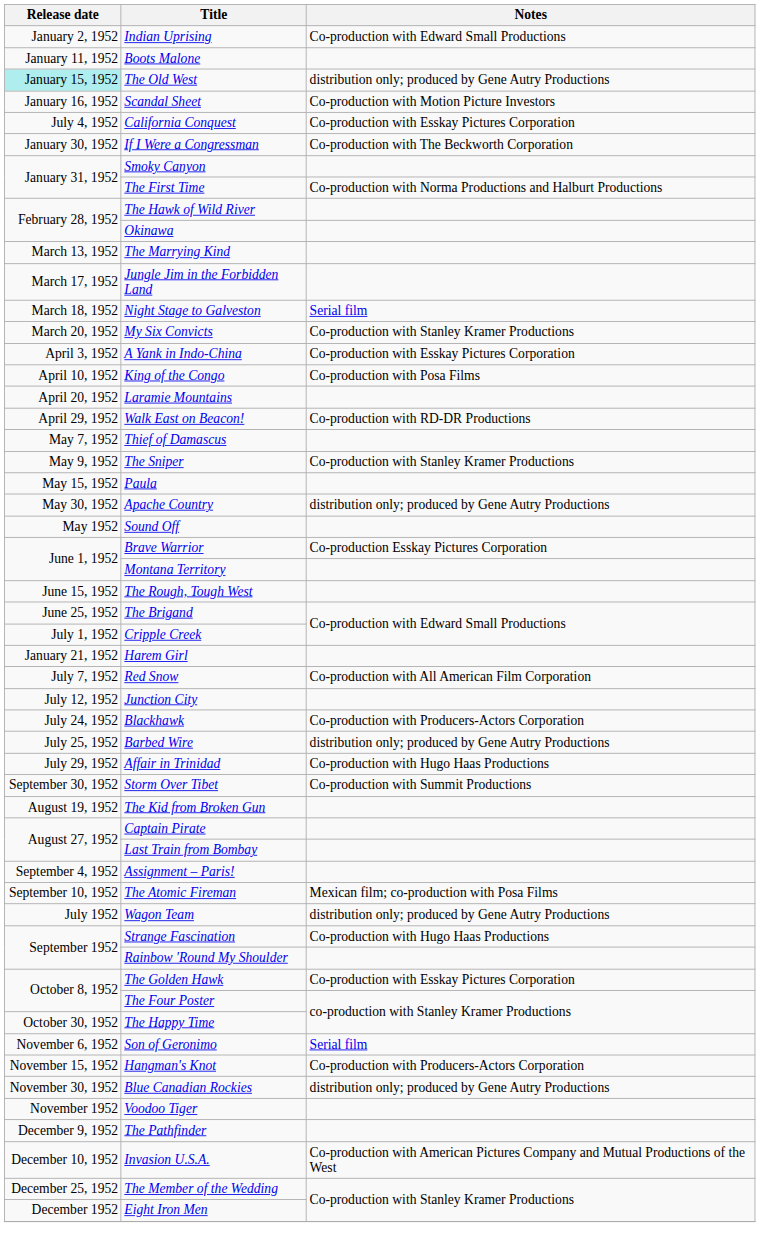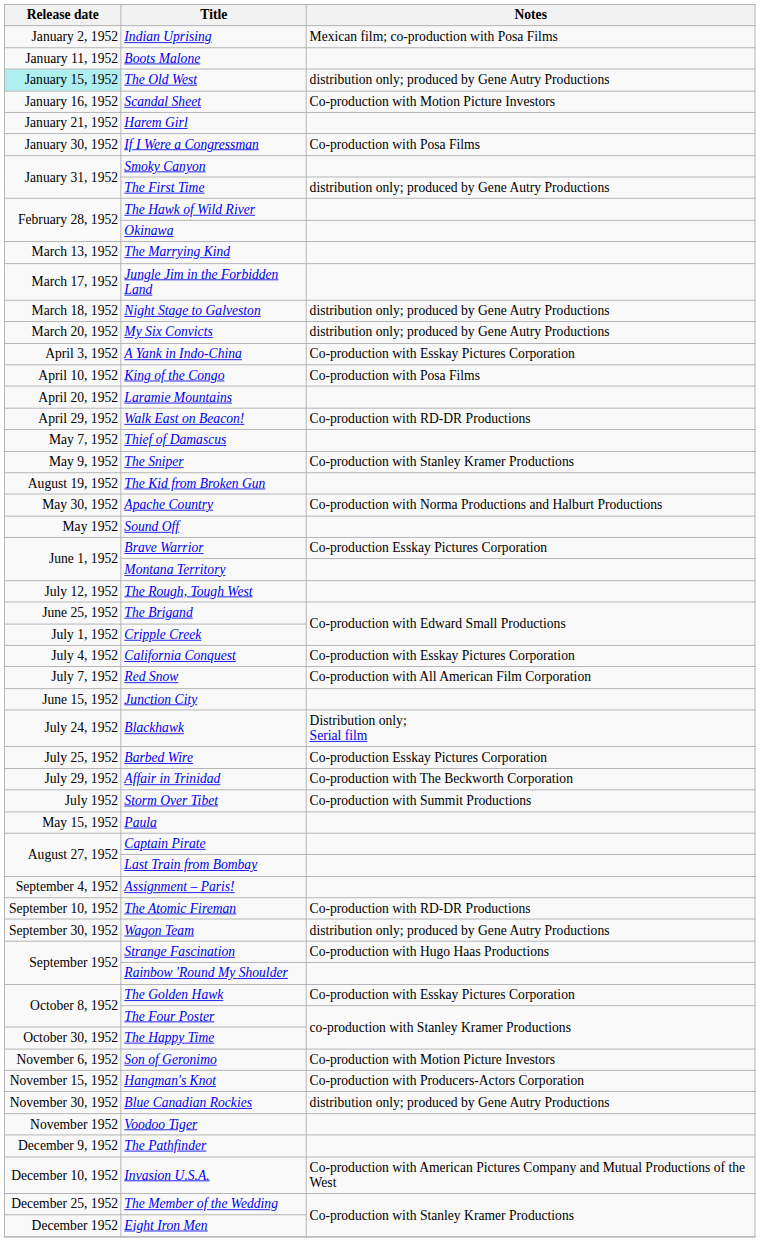(438, 36) Co-production with Edward Small Productions -> (434, 36) Mexican film; co-production with Posa Films
rows swapped: (156, 656) <-> (180, 123)
(441, 144) Co-production with The Beckworth Corporation -> (395, 144) Co-production with Posa Films
(486, 187) Co-production with Norma Productions and Halburt Productions -> (460, 187) distribution only; produced by Gene Autry Productions
(338, 310) Serial film -> (460, 310) distribution only; produced by Gene Autry Productions
(442, 332) Co-production with Stanley Kramer Productions -> (460, 332) distribution only; produced by Gene Autry Productions
rows swapped: (141, 483) <-> (195, 807)
(460, 505) distribution only; produced by Gene Autry Productions -> (486, 505) Co-production with Norma Productions and Halburt Productions
(80, 591) June 15, 1952 -> (81, 591) July 12, 1952
(81, 699) July 12, 1952 -> (80, 699) June 15, 1952
(447, 720) Co-production with Producers-Actors Corporation -> (358, 728) Distribution only; Serial film
(460, 742) distribution only; produced by Gene Autry Productions -> (428, 757) Co-production Esskay Pictures Corporation
(429, 763) Co-production with Hugo Haas Productions -> (441, 779) Co-production with The Beckworth Corporation
(63, 785) September 30, 1952 -> (91, 800) July 1952
(434, 893) Mexican film; co-production with Posa Films -> (420, 908) Co-production with RD-DR Productions
(91, 914) July 1952 -> (63, 930) September 30, 1952
(338, 1044) Serial film -> (432, 1059) Co-production with Motion Picture Investors
